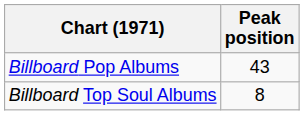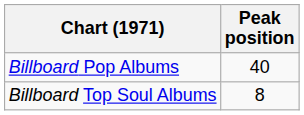(260, 67) 43 -> (260, 67) 40
